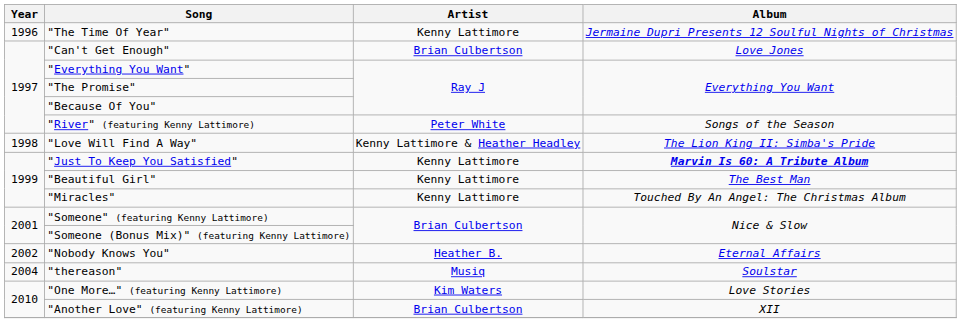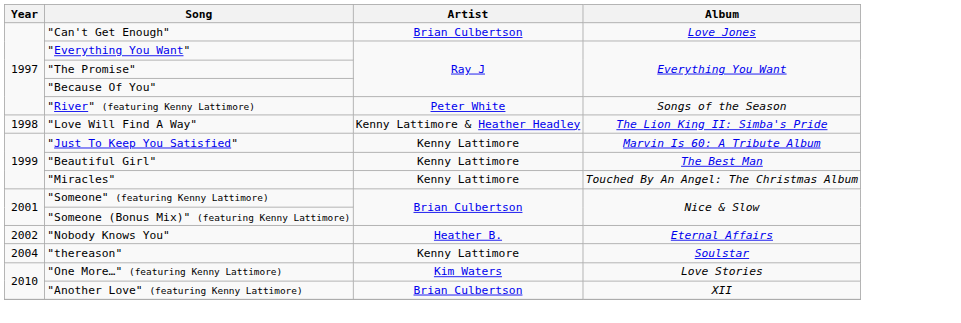- row: (109, 32)
(770, 161) bold -> (722, 143) normal
(468, 272) Musiq -> (468, 253) Kenny Lattimore
